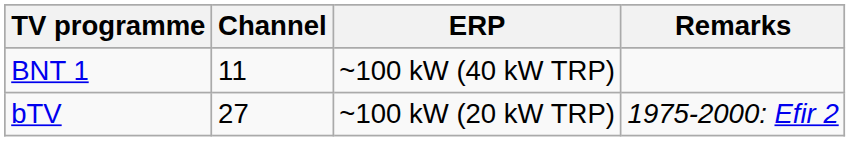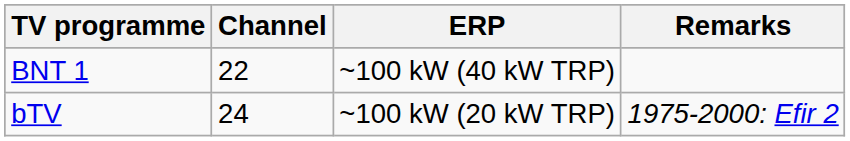(232, 69) 11 -> (233, 69) 22
(233, 113) 27 -> (233, 113) 24
